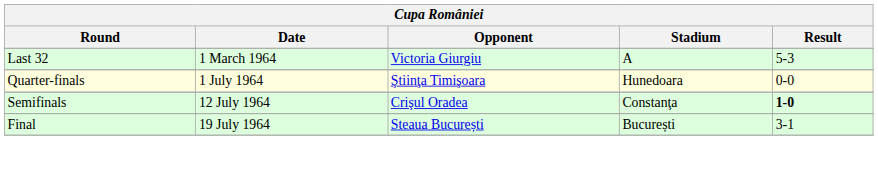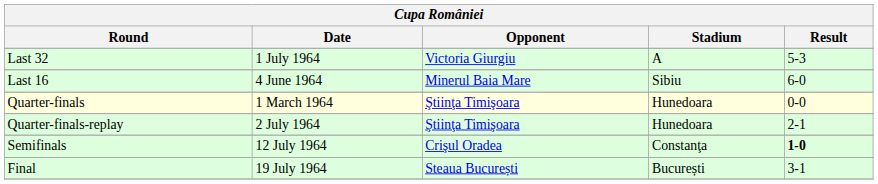(237, 59) 1 March 1964 -> (288, 59) 1 July 1964
+ row: (28, 80)
(231, 80) 1 July 1964 -> (294, 102) 1 March 1964
+ row: (66, 124)
